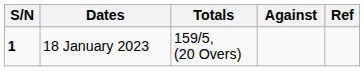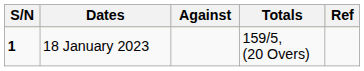columns swapped: (214, 15) <-> (291, 15)
